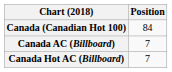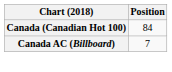- row: (66, 59)
